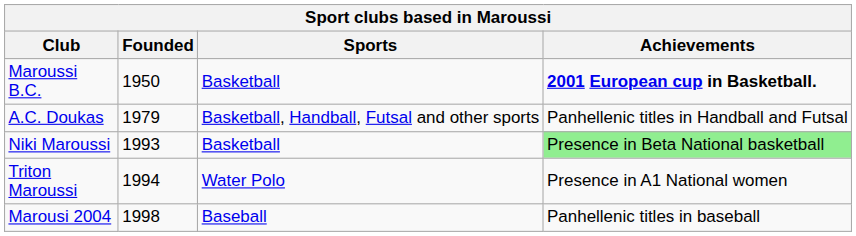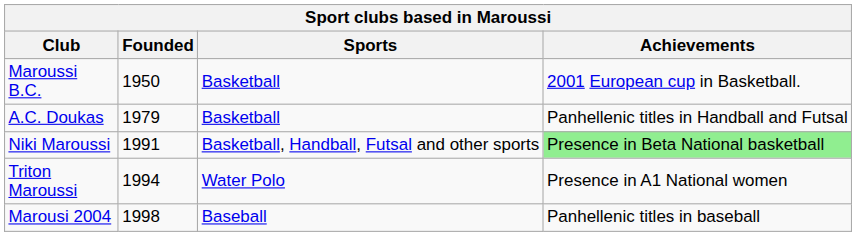(682, 81) bold -> (674, 81) normal
(370, 117) Basketball, Handball, Futsal and other sports -> (241, 117) Basketball
(141, 144) 1993 -> (141, 144) 1991
(241, 144) Basketball -> (370, 144) Basketball, Handball, Futsal and other sports
